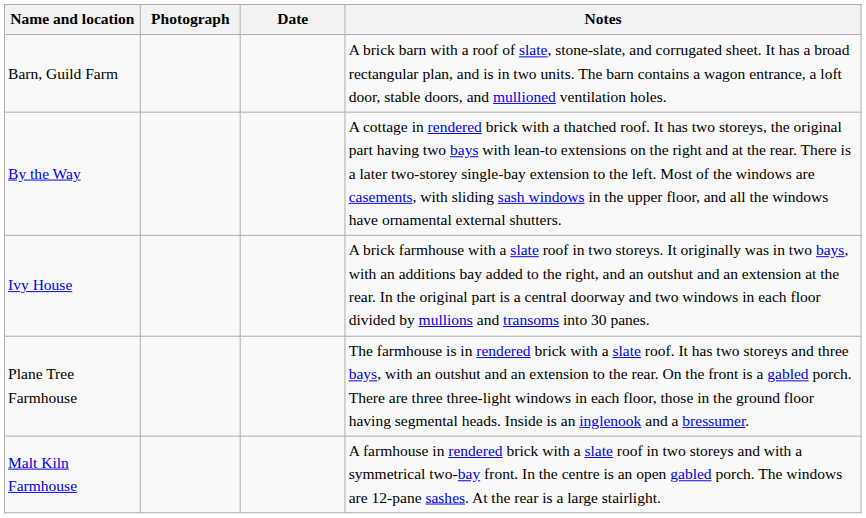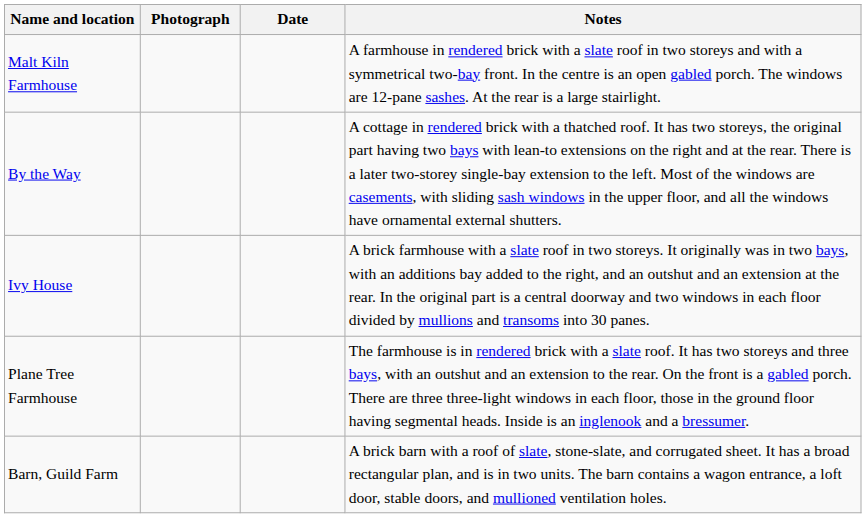rows swapped: (63, 73) <-> (43, 474)
